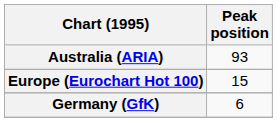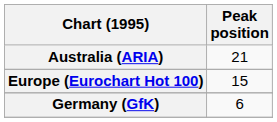(240, 57) 93 -> (240, 57) 21
